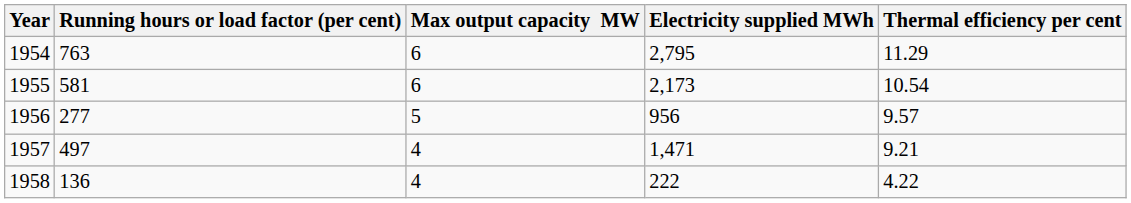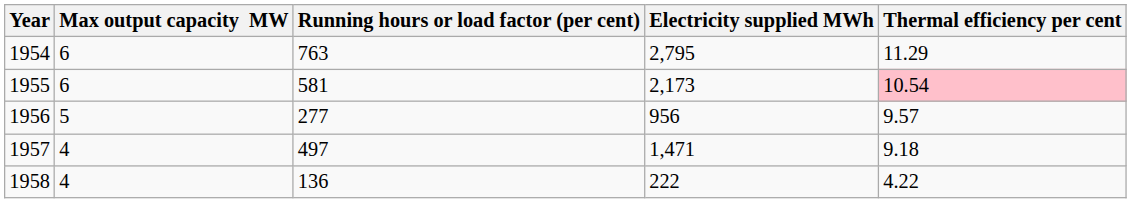columns swapped: (230, 20) <-> (525, 20)
(906, 85) no background -> (906, 85) pink background
(901, 149) 9.21 -> (901, 149) 9.18
